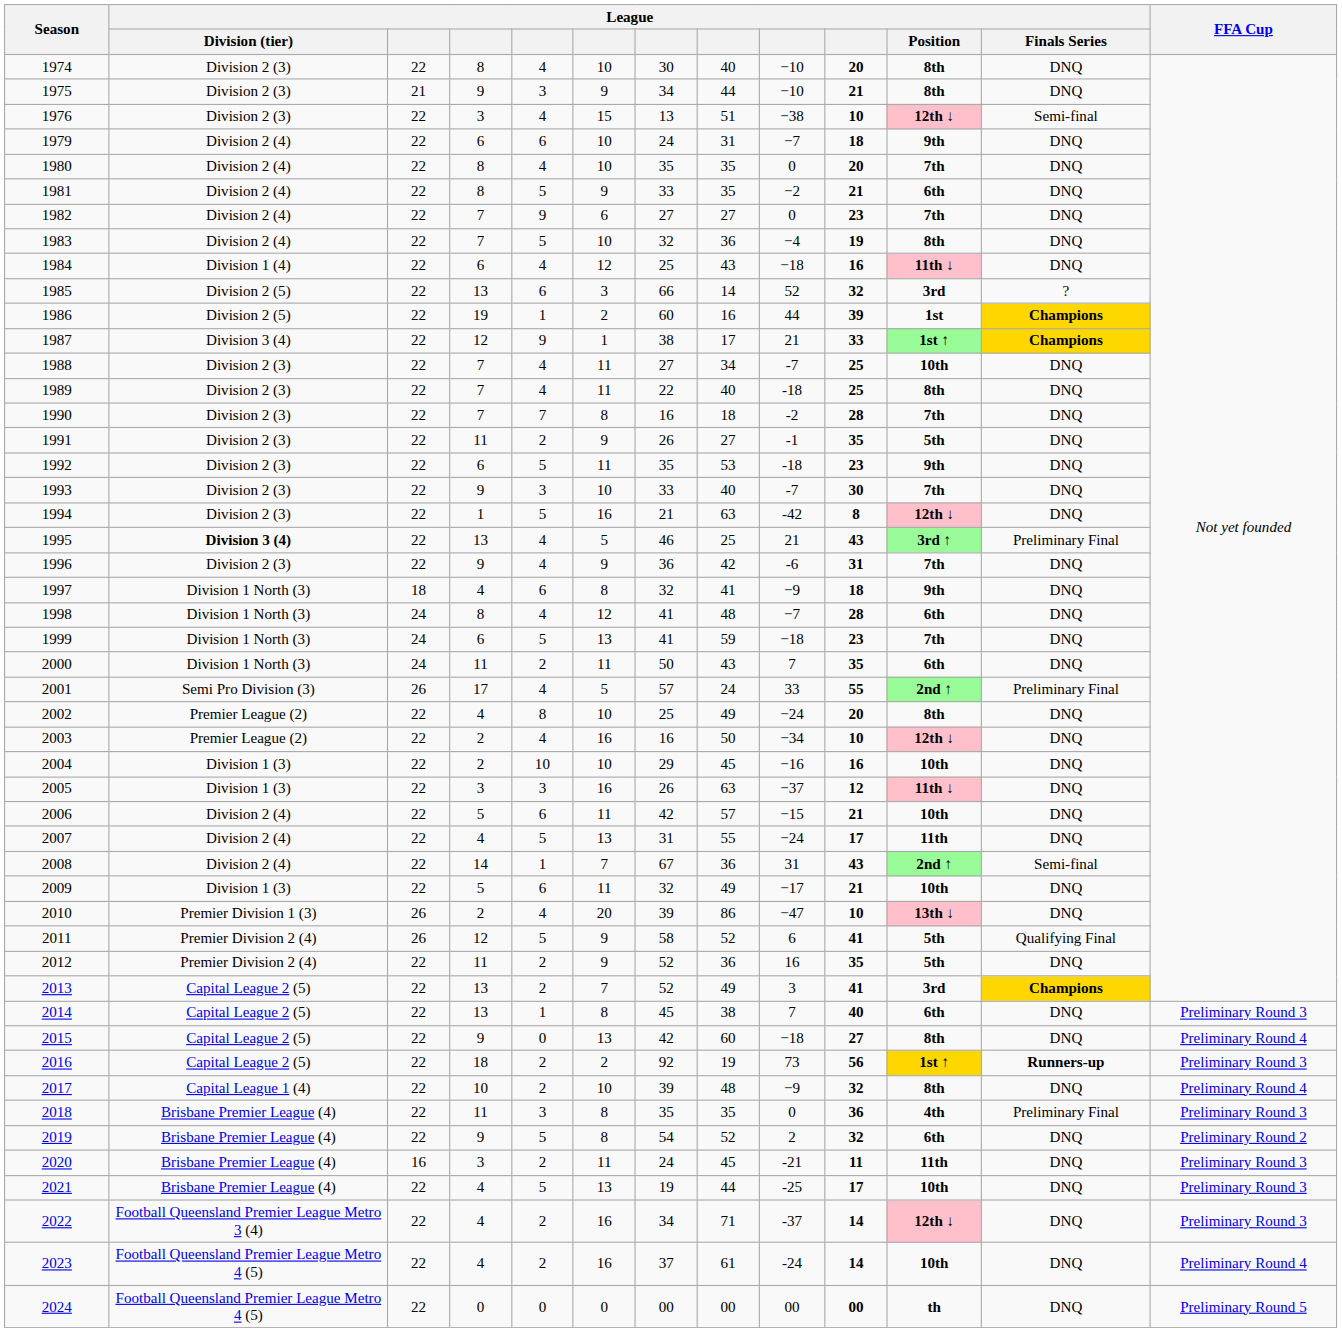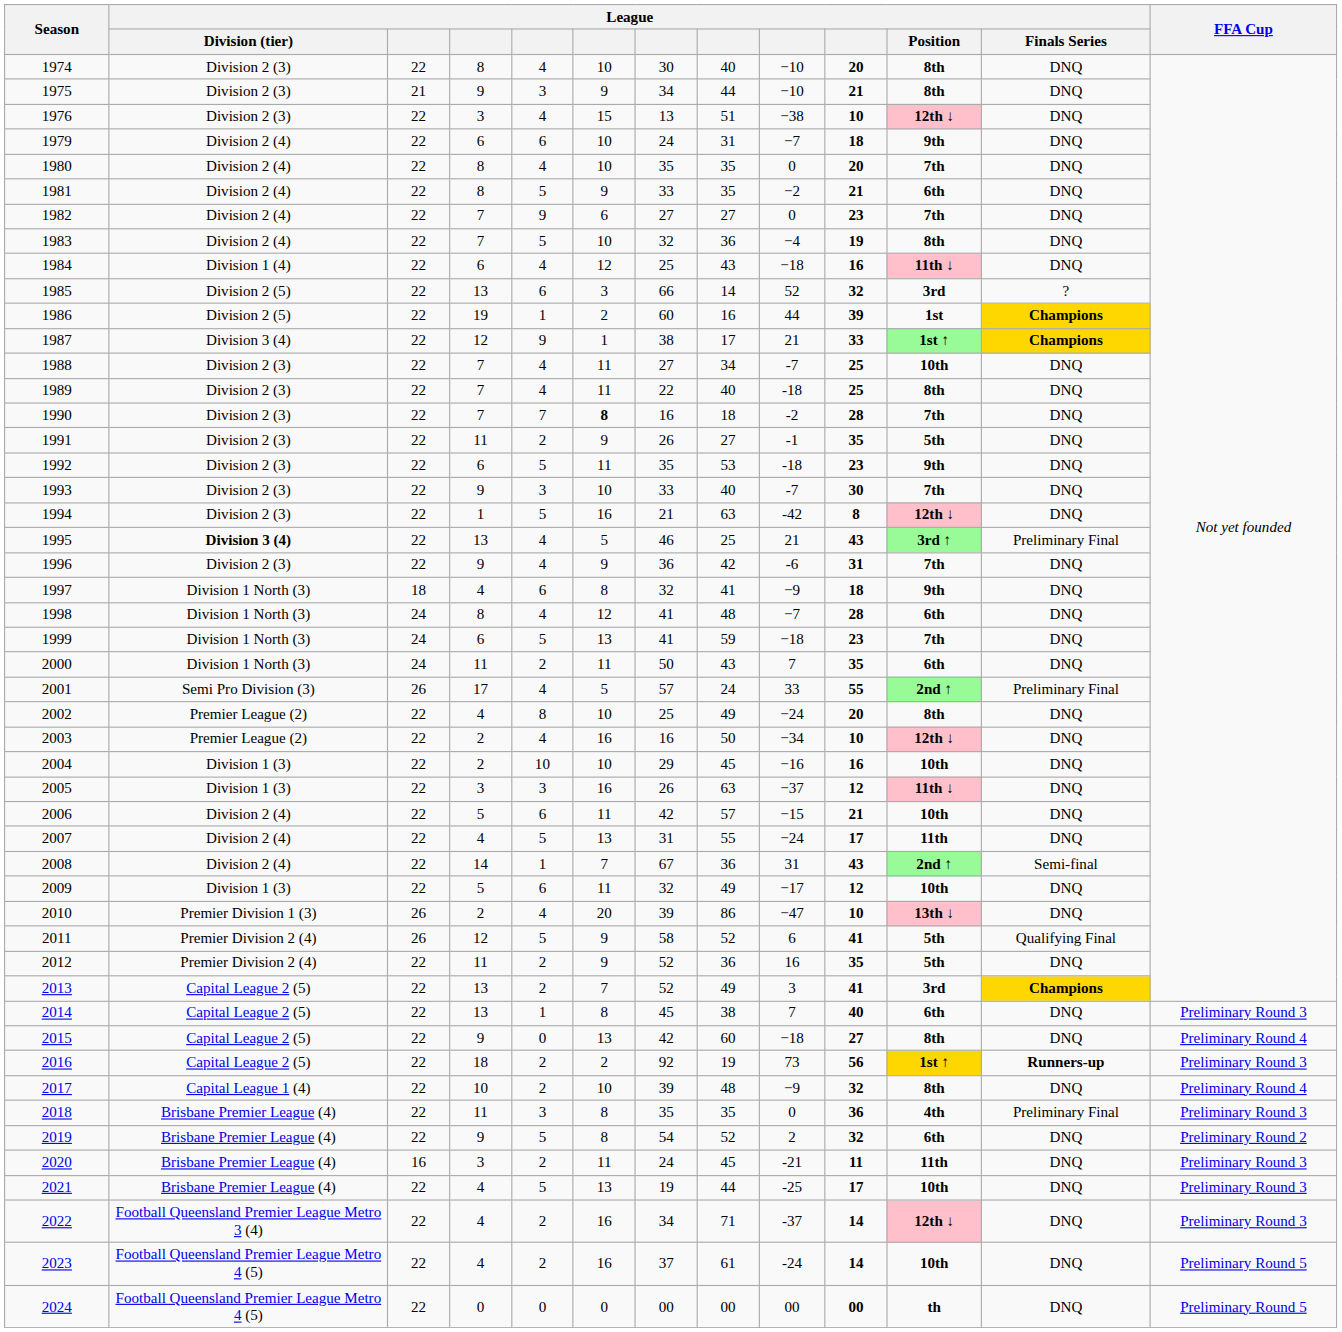(1066, 116) Semi-final -> (1066, 116) DNQ
(604, 415) normal -> (604, 415) bold
(856, 888) 21 -> (856, 888) 12
(1243, 1263) Preliminary Round 4 -> (1243, 1263) Preliminary Round 5
